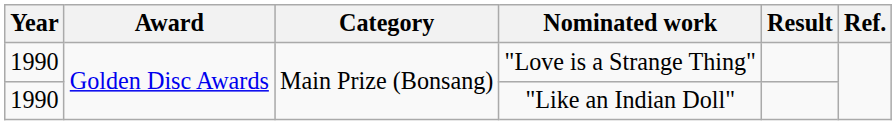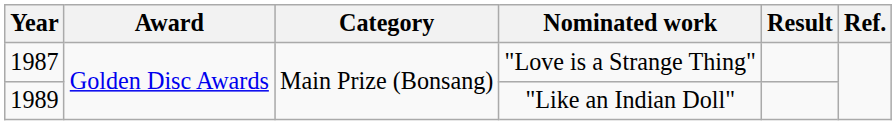(34, 61) 1990 -> (34, 61) 1987
(34, 100) 1990 -> (34, 100) 1989
